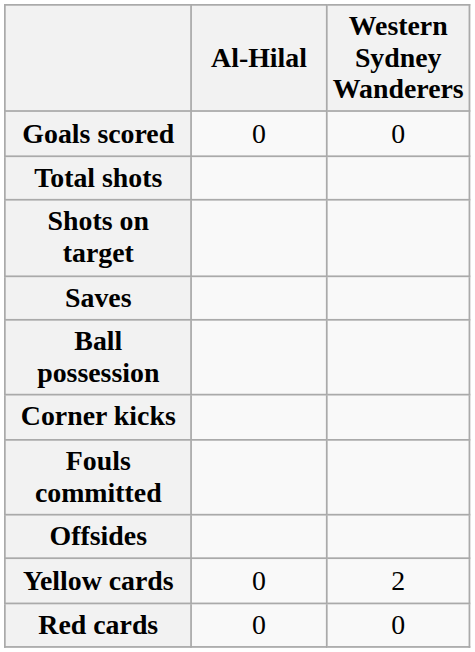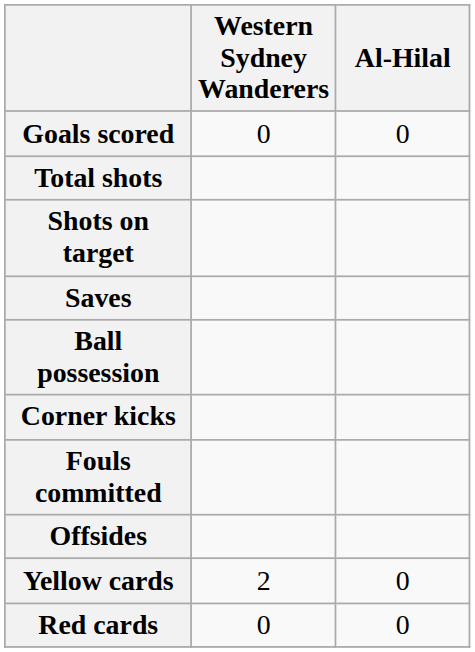columns swapped: (398, 57) <-> (259, 57)
